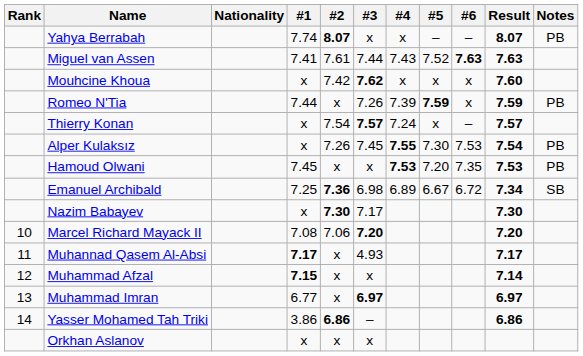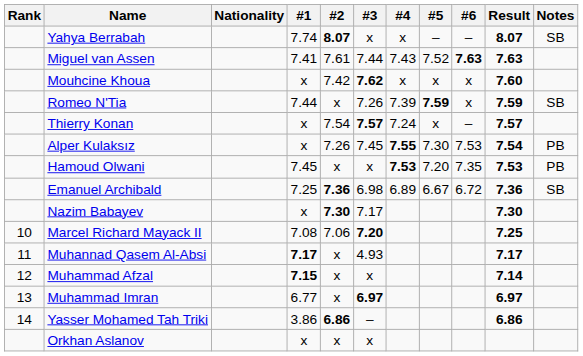(555, 37) PB -> (555, 37) SB
(555, 102) PB -> (555, 102) SB
(509, 189) 7.34 -> (509, 189) 7.36
(509, 232) 7.20 -> (509, 232) 7.25
